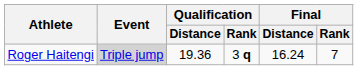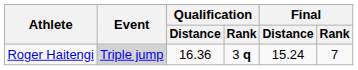(195, 55) 19.36 -> (195, 55) 16.36
(288, 55) 16.24 -> (288, 55) 15.24
